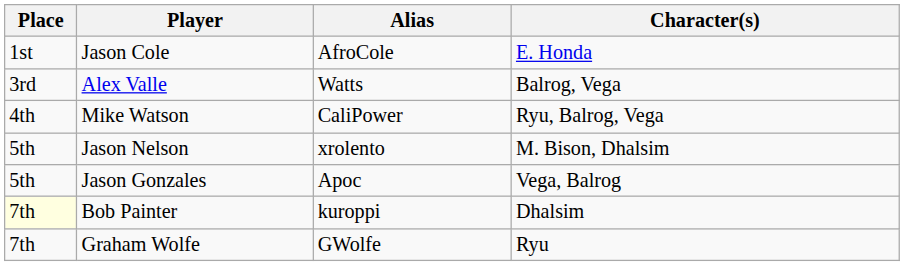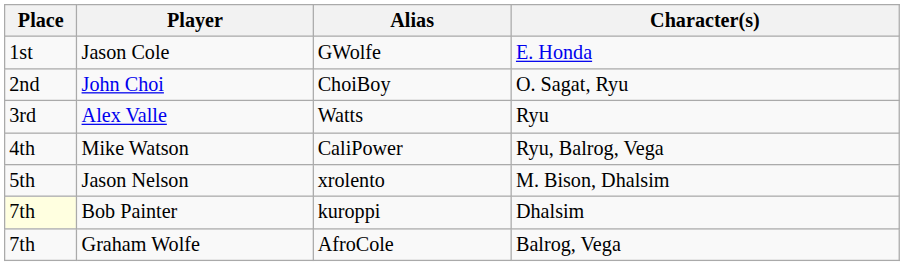(356, 52) AfroCole -> (349, 52) GWolfe
+ row: (123, 84)
(568, 84) Balrog, Vega -> (532, 116) Ryu
- row: (144, 180)
(349, 244) GWolfe -> (356, 244) AfroCole
(532, 244) Ryu -> (568, 244) Balrog, Vega
